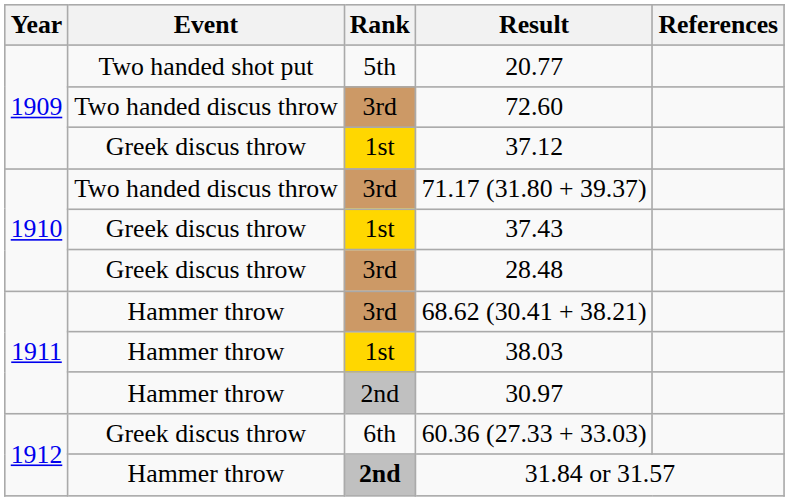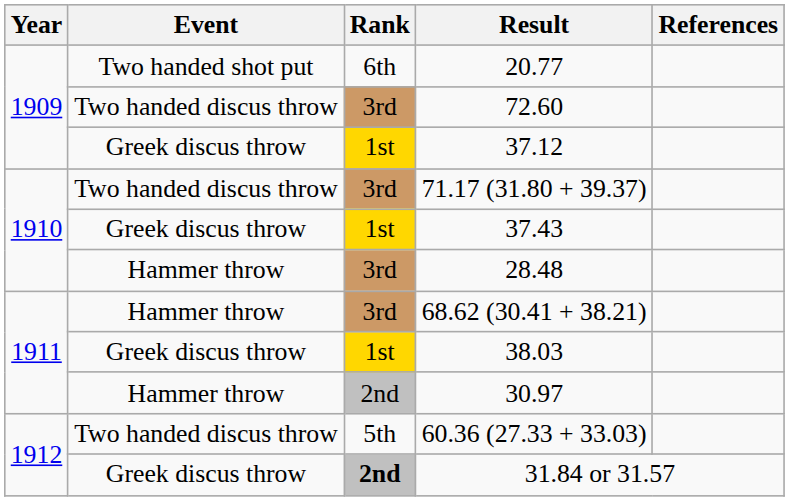(380, 65) 5th -> (380, 65) 6th
(206, 270) Greek discus throw -> (206, 270) Hammer throw
(206, 351) Hammer throw -> (206, 351) Greek discus throw
(206, 433) Greek discus throw -> (206, 433) Two handed discus throw
(380, 433) 6th -> (380, 433) 5th
(206, 474) Hammer throw -> (206, 474) Greek discus throw
